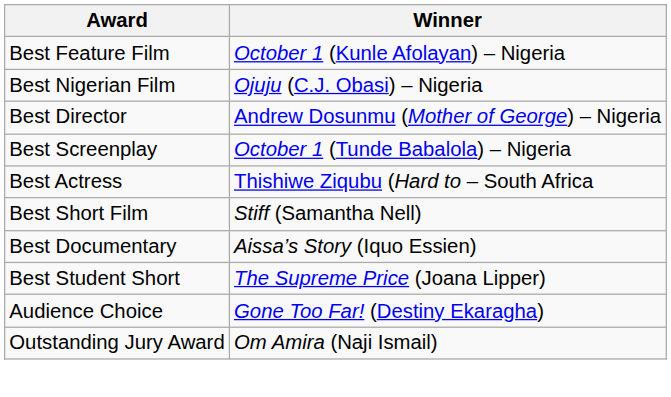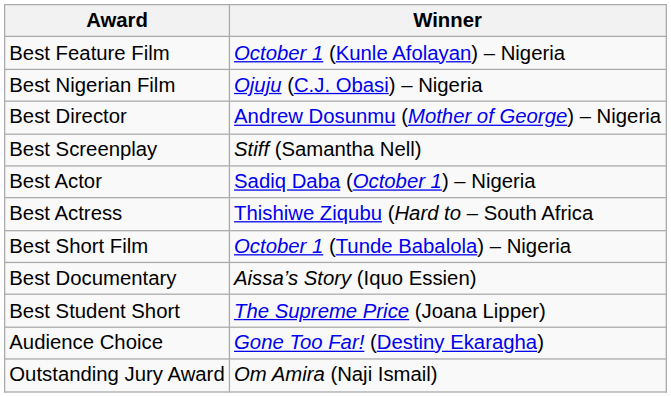(403, 149) October 1 (Tunde Babalola) – Nigeria -> (328, 149) Stiff (Samantha Nell)
+ row: (56, 181)
(328, 213) Stiff (Samantha Nell) -> (403, 246) October 1 (Tunde Babalola) – Nigeria
